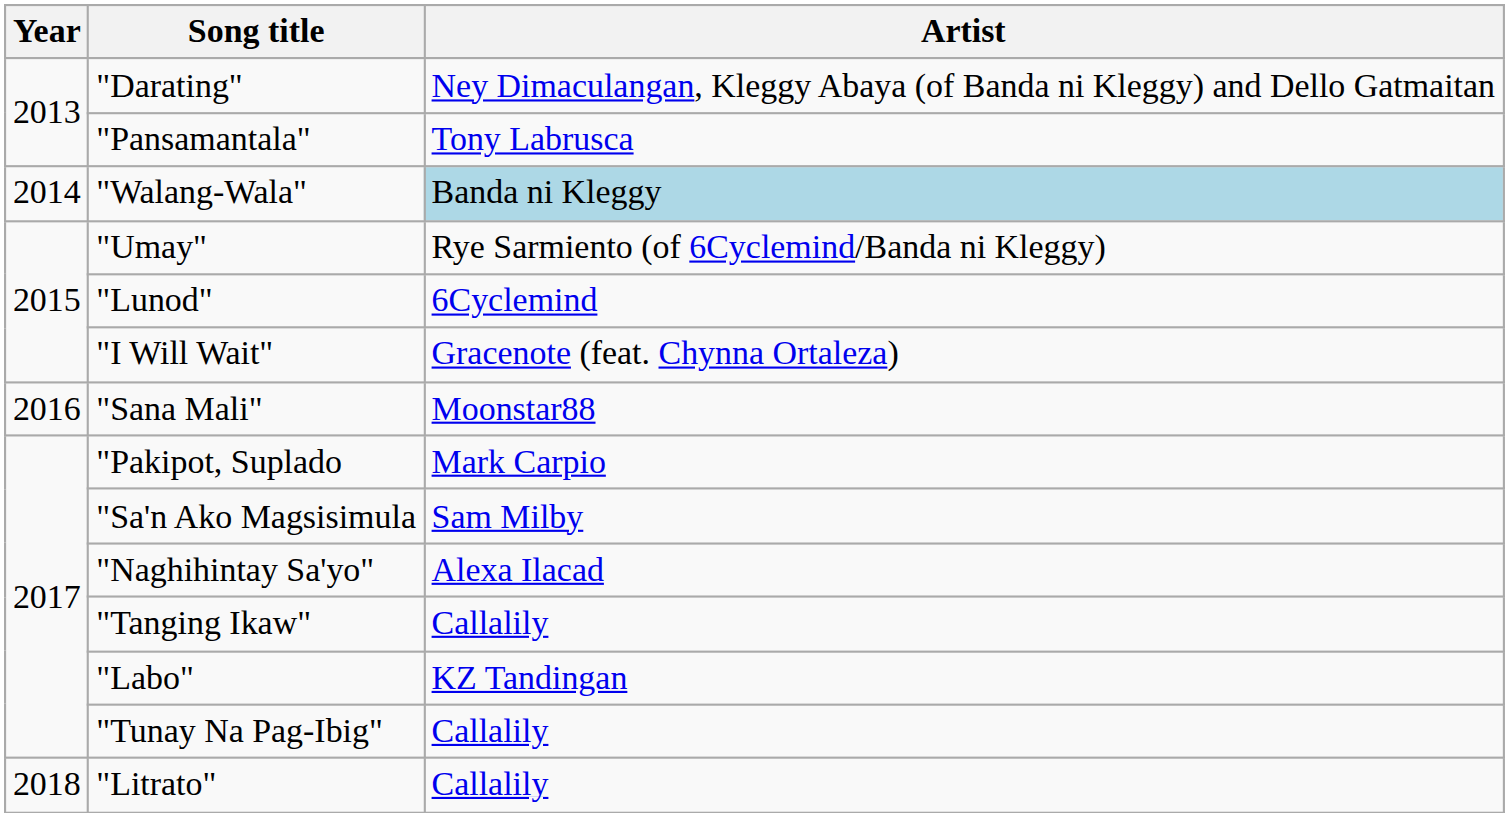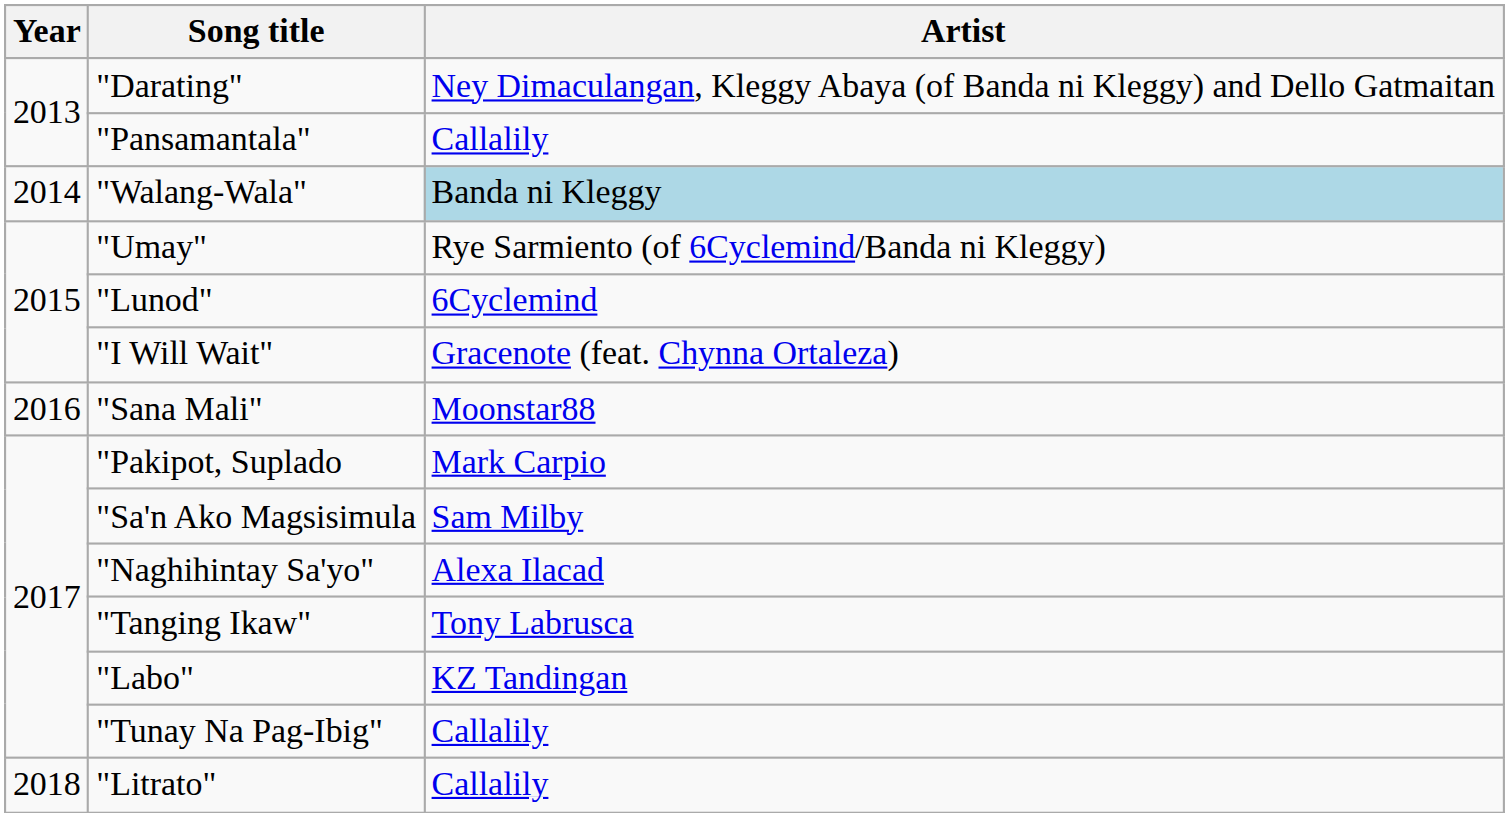(533, 138) Tony Labrusca -> (490, 138) Callalily
(490, 623) Callalily -> (533, 623) Tony Labrusca
